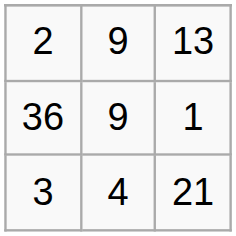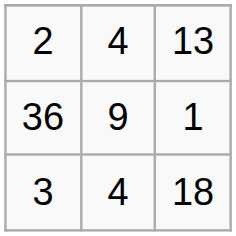(118, 42) 9 -> (118, 42) 4
(193, 192) 21 -> (193, 192) 18
